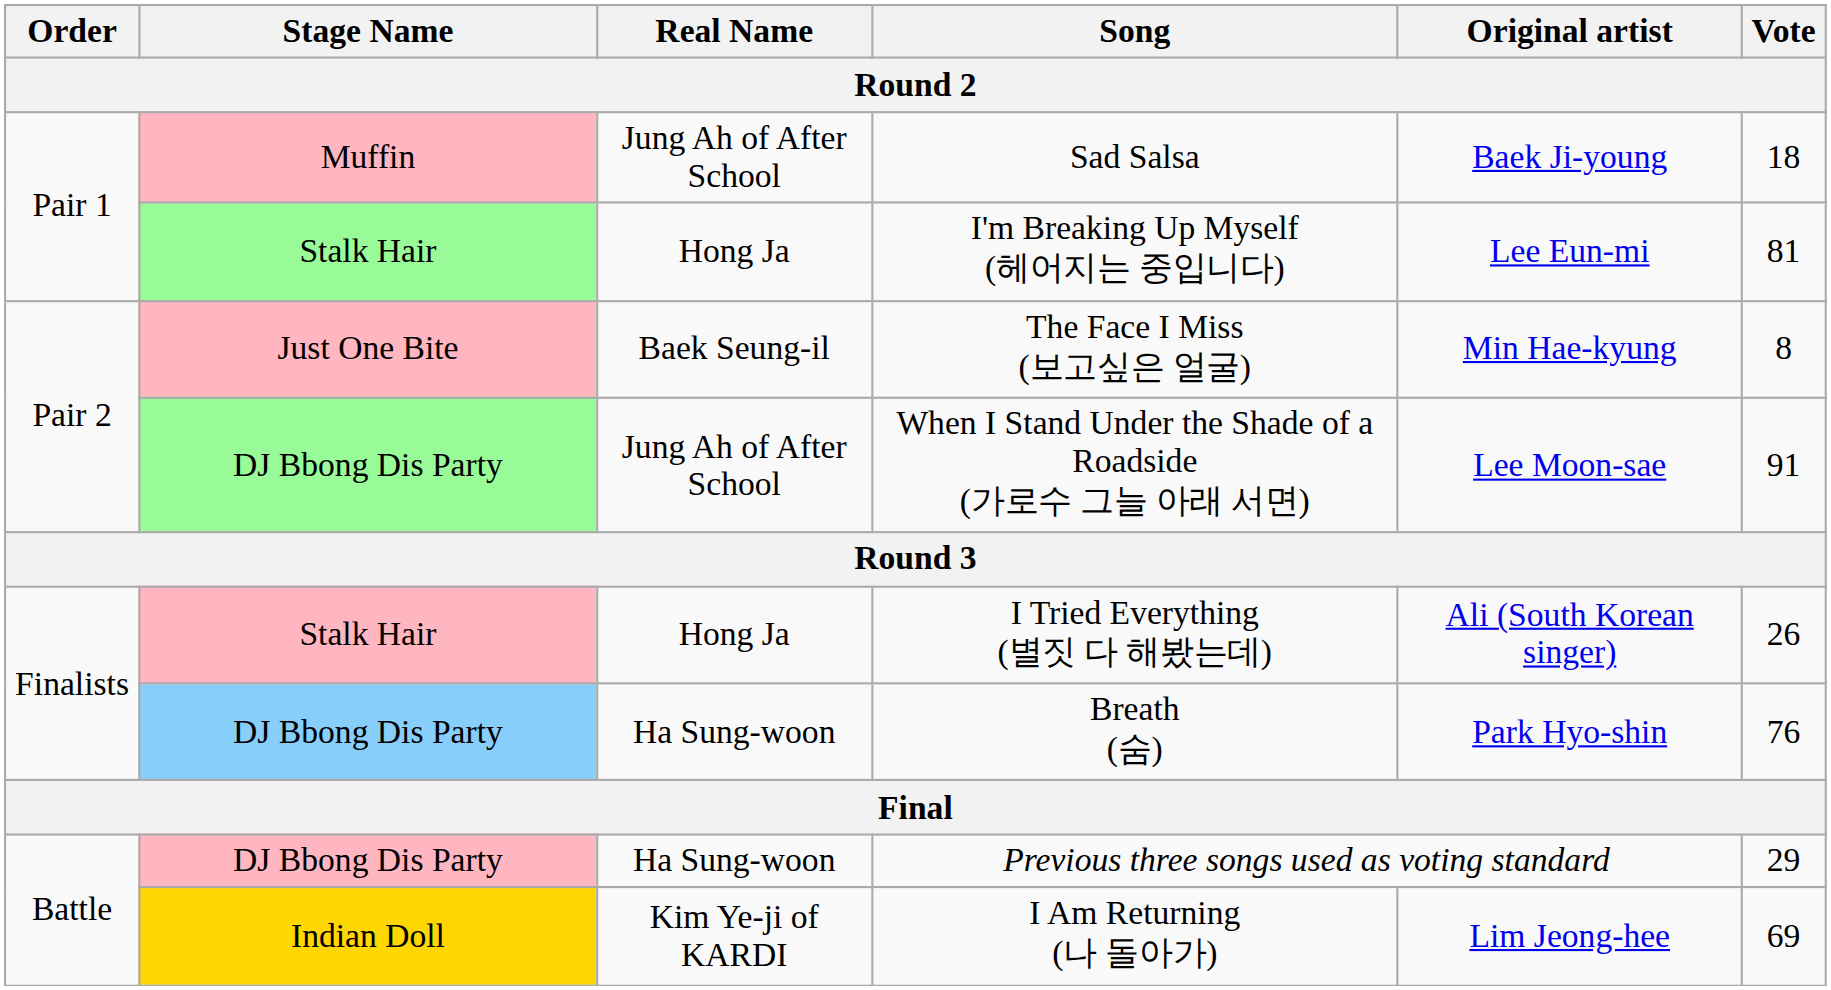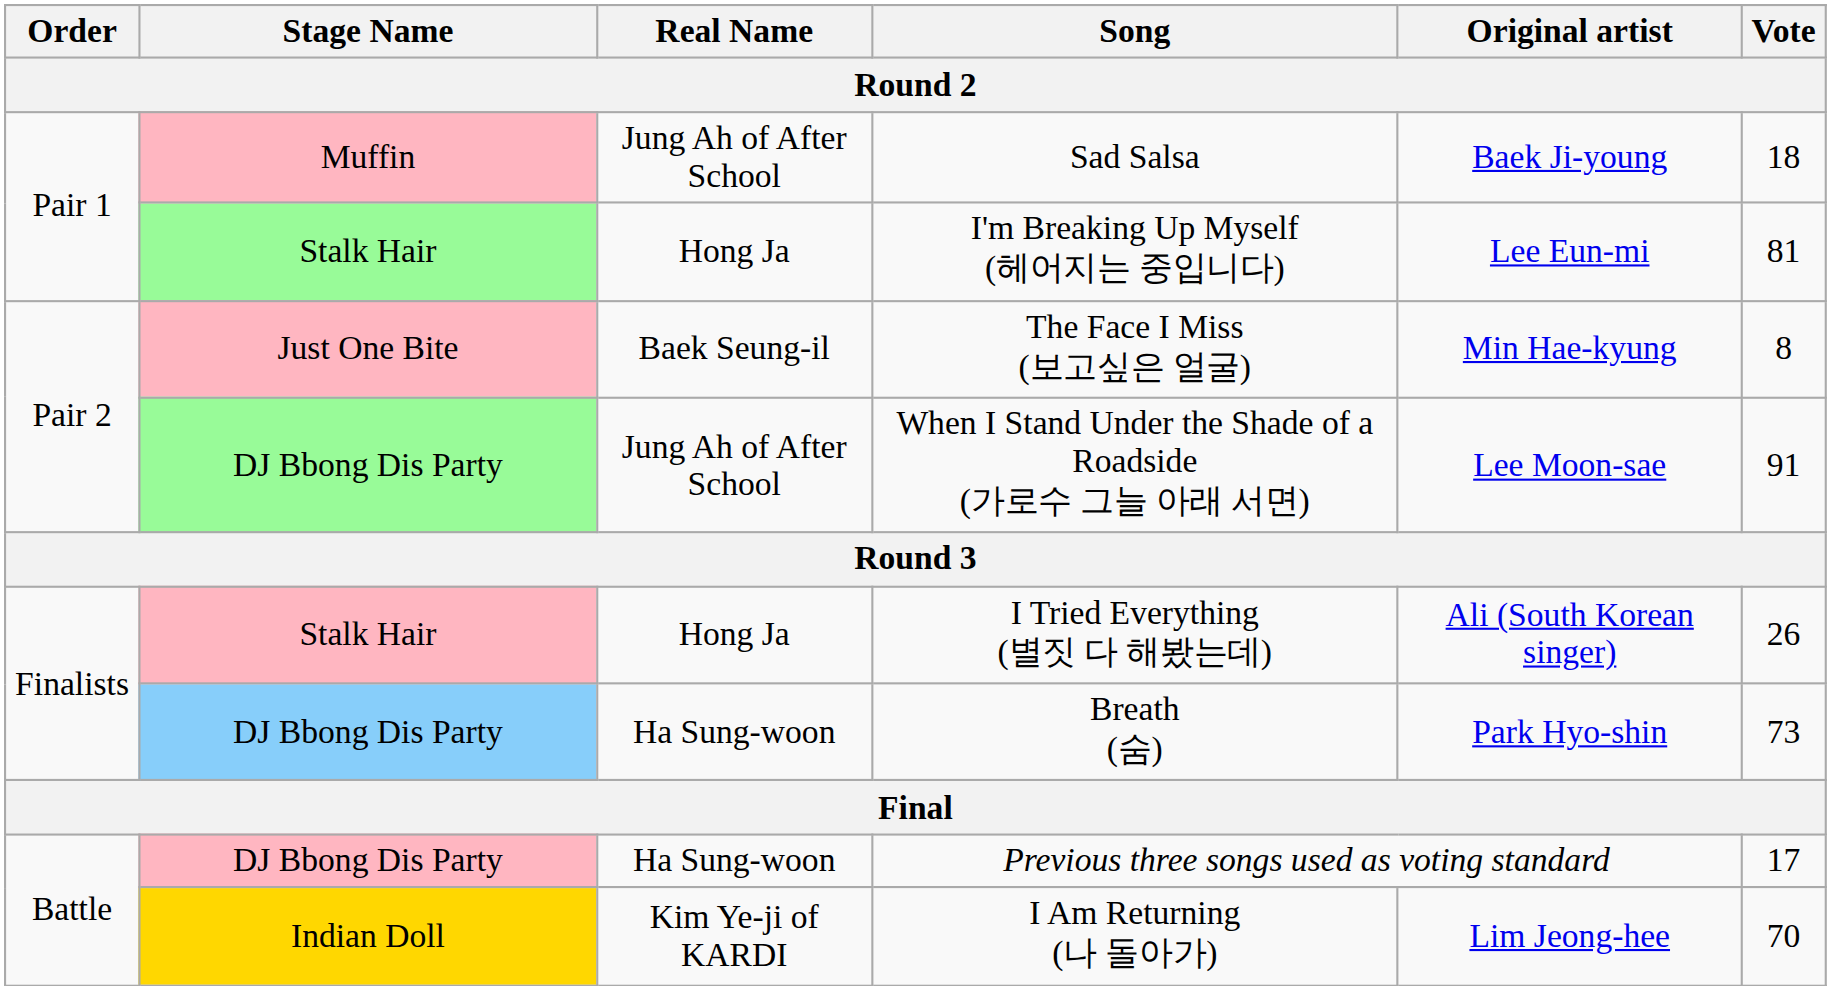(1784, 731) 76 -> (1784, 731) 73
(1784, 860) 29 -> (1784, 860) 17
(1784, 935) 69 -> (1784, 935) 70
